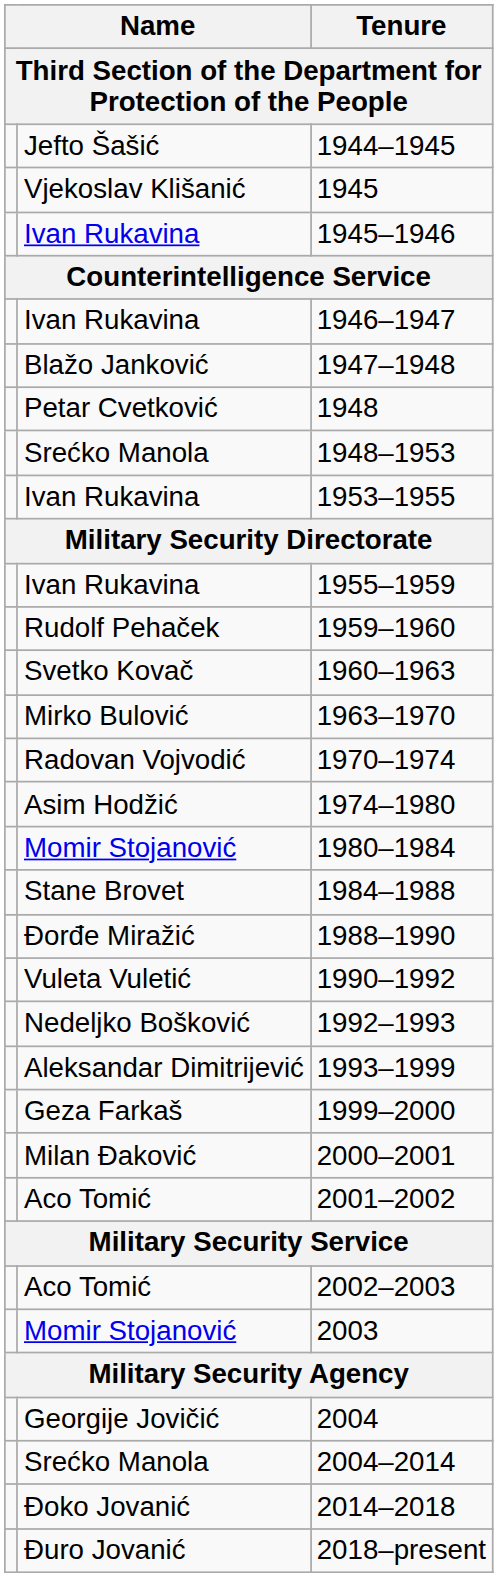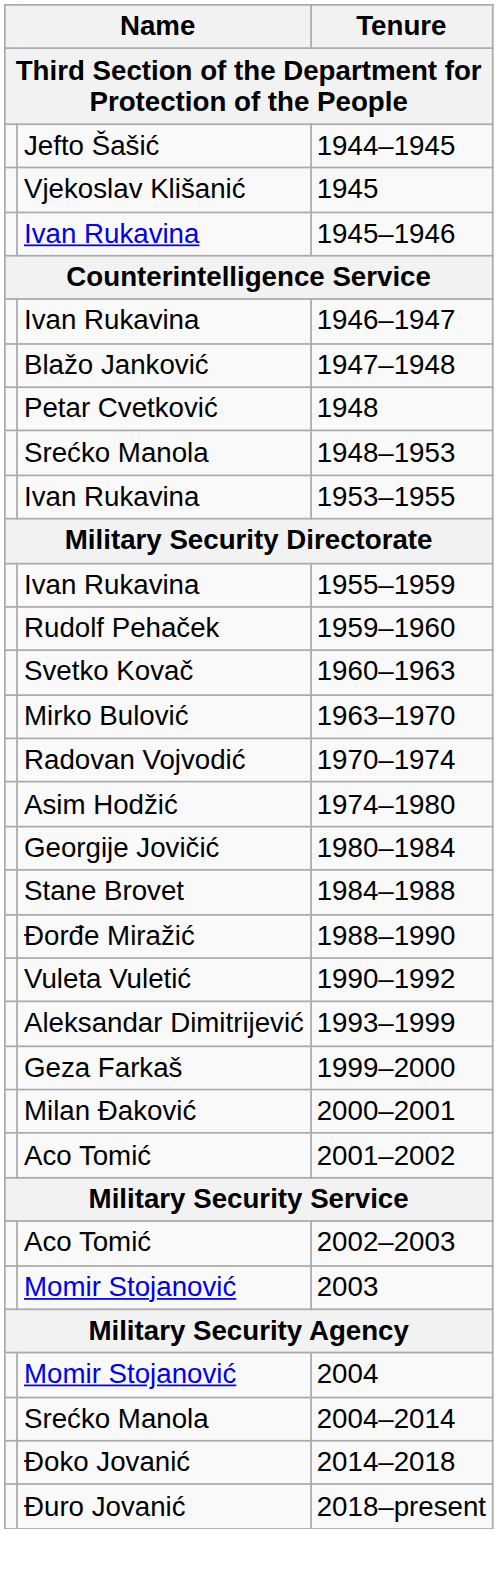(130, 847) Momir Stojanović -> (122, 847) Georgije Jovičić
- row: (386, 1023)
(122, 1418) Georgije Jovičić -> (130, 1374) Momir Stojanović
